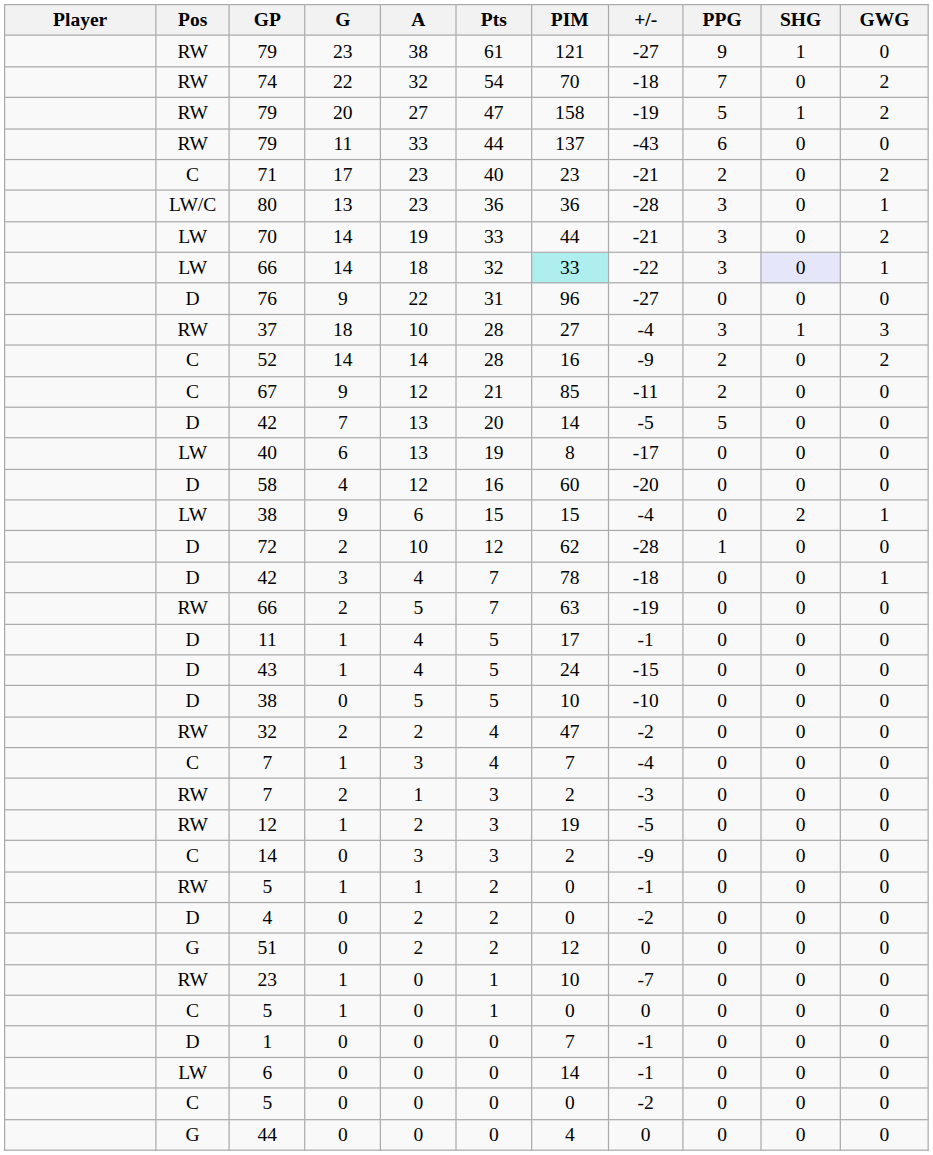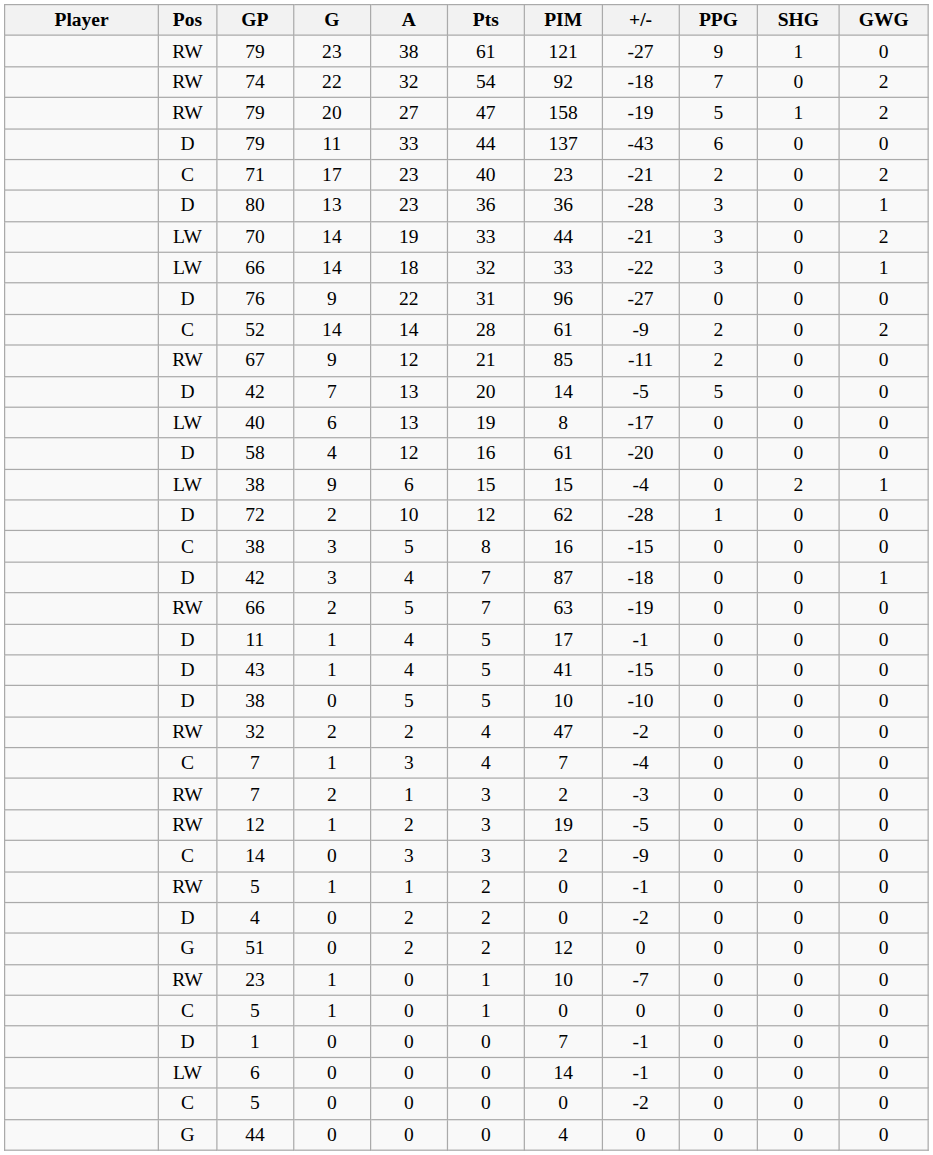(570, 81) 70 -> (563, 81) 92
(193, 143) RW -> (187, 143) D
(193, 205) LW/C -> (187, 205) D
(570, 267) paleturquoise background -> (563, 267) no background
(801, 267) lavender background -> (798, 267) no background
- row: (267, 329)
(570, 360) 16 -> (563, 329) 61
(193, 391) C -> (187, 360) RW
(570, 484) 60 -> (563, 453) 61
+ row: (255, 546)
(570, 577) 78 -> (563, 577) 87
(570, 670) 24 -> (563, 670) 41
